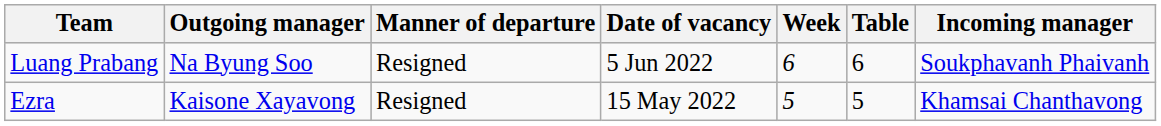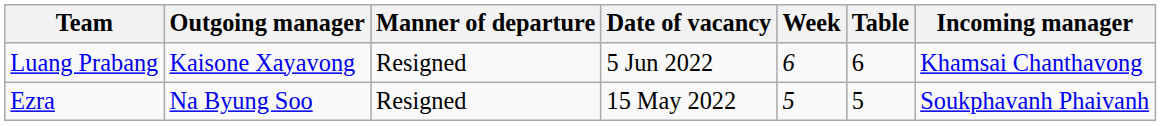(241, 62) Na Byung Soo -> (262, 62) Kaisone Xayavong
(1035, 62) Soukphavanh Phaivanh -> (1031, 62) Khamsai Chanthavong
(262, 100) Kaisone Xayavong -> (241, 100) Na Byung Soo
(1031, 100) Khamsai Chanthavong -> (1035, 100) Soukphavanh Phaivanh
